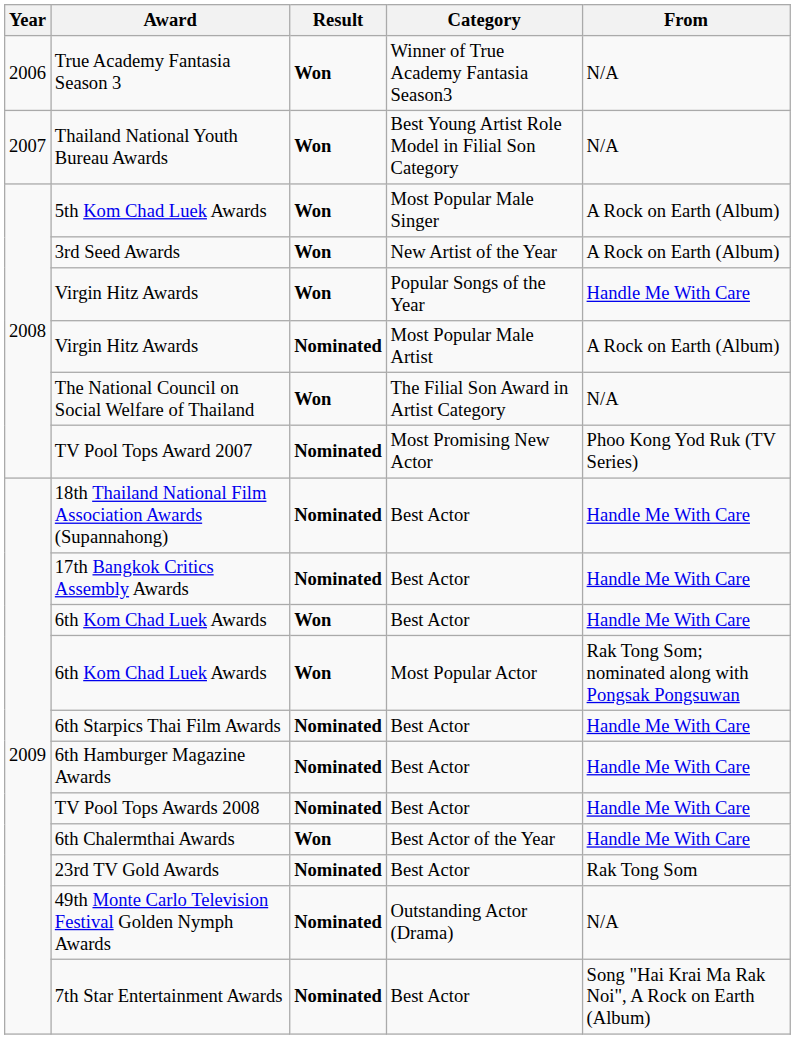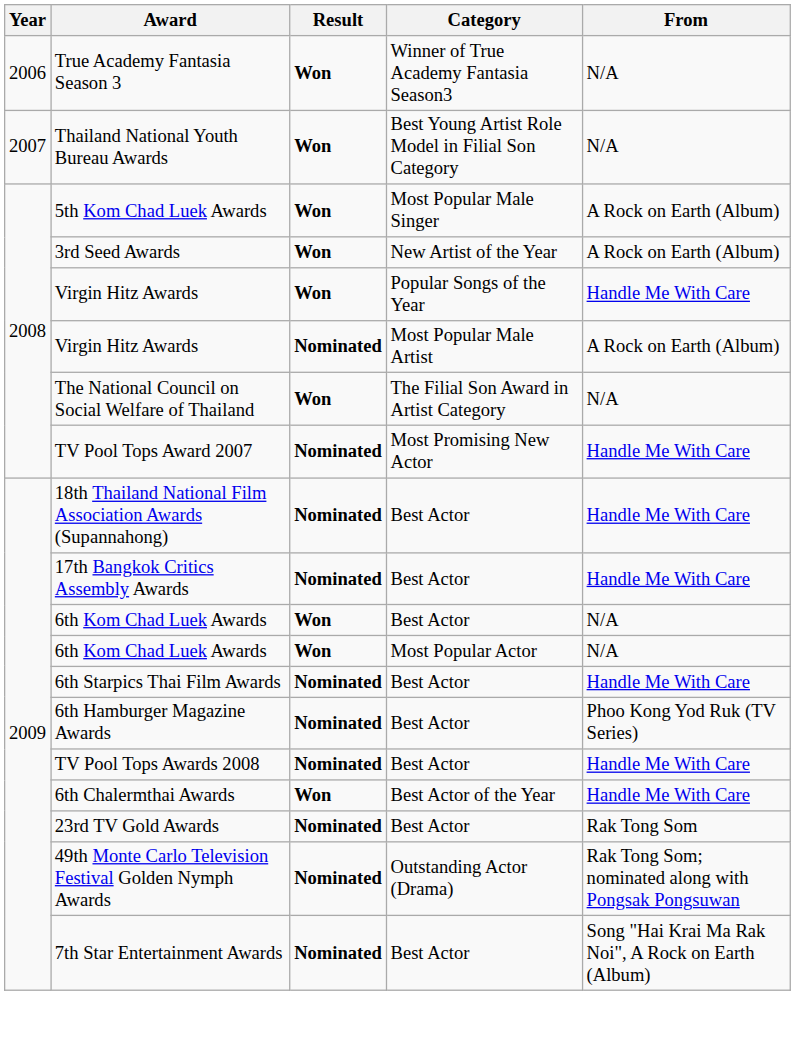(681, 451) Phoo Kong Yod Ruk (TV Series) -> (668, 451) Handle Me With Care
(668, 620) Handle Me With Care -> (603, 620) N/A
(668, 672) Rak Tong Som; nominated along with Pongsak Pongsuwan -> (603, 651) N/A
(668, 767) Handle Me With Care -> (681, 723) Phoo Kong Yod Ruk (TV Series)
(603, 922) N/A -> (668, 878) Rak Tong Som; nominated along with Pongsak Pongsuwan
